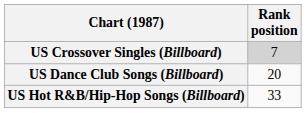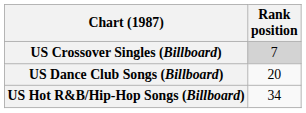(274, 96) 33 -> (274, 96) 34
